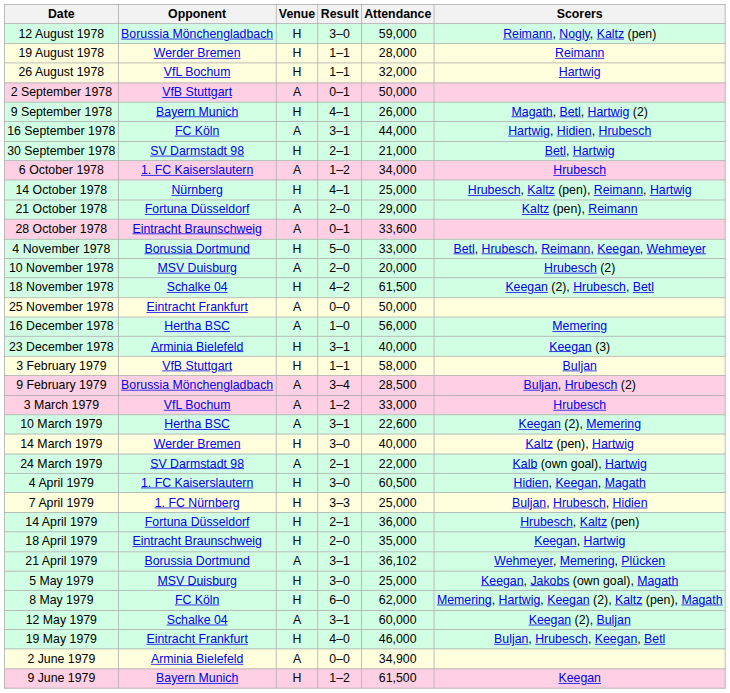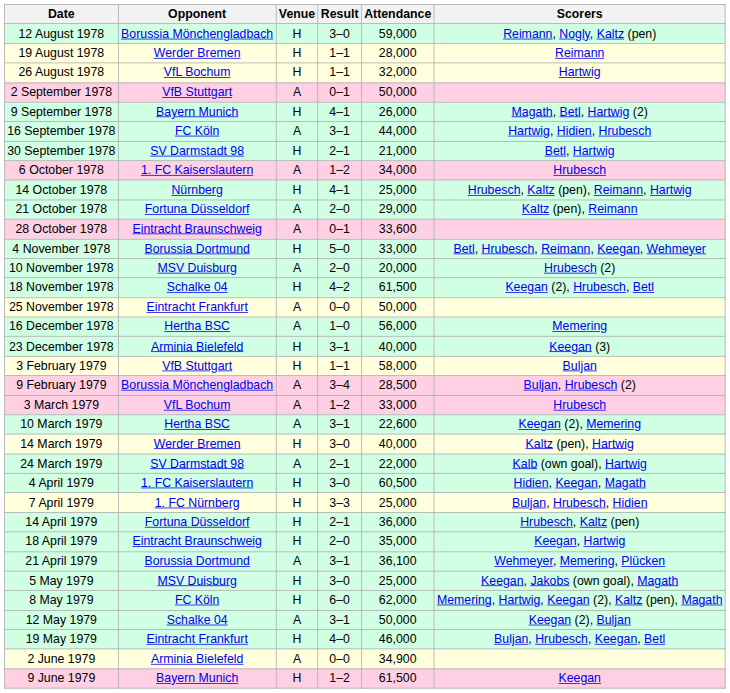(398, 561) 36,102 -> (398, 561) 36,100
(398, 619) 60,000 -> (398, 619) 50,000
